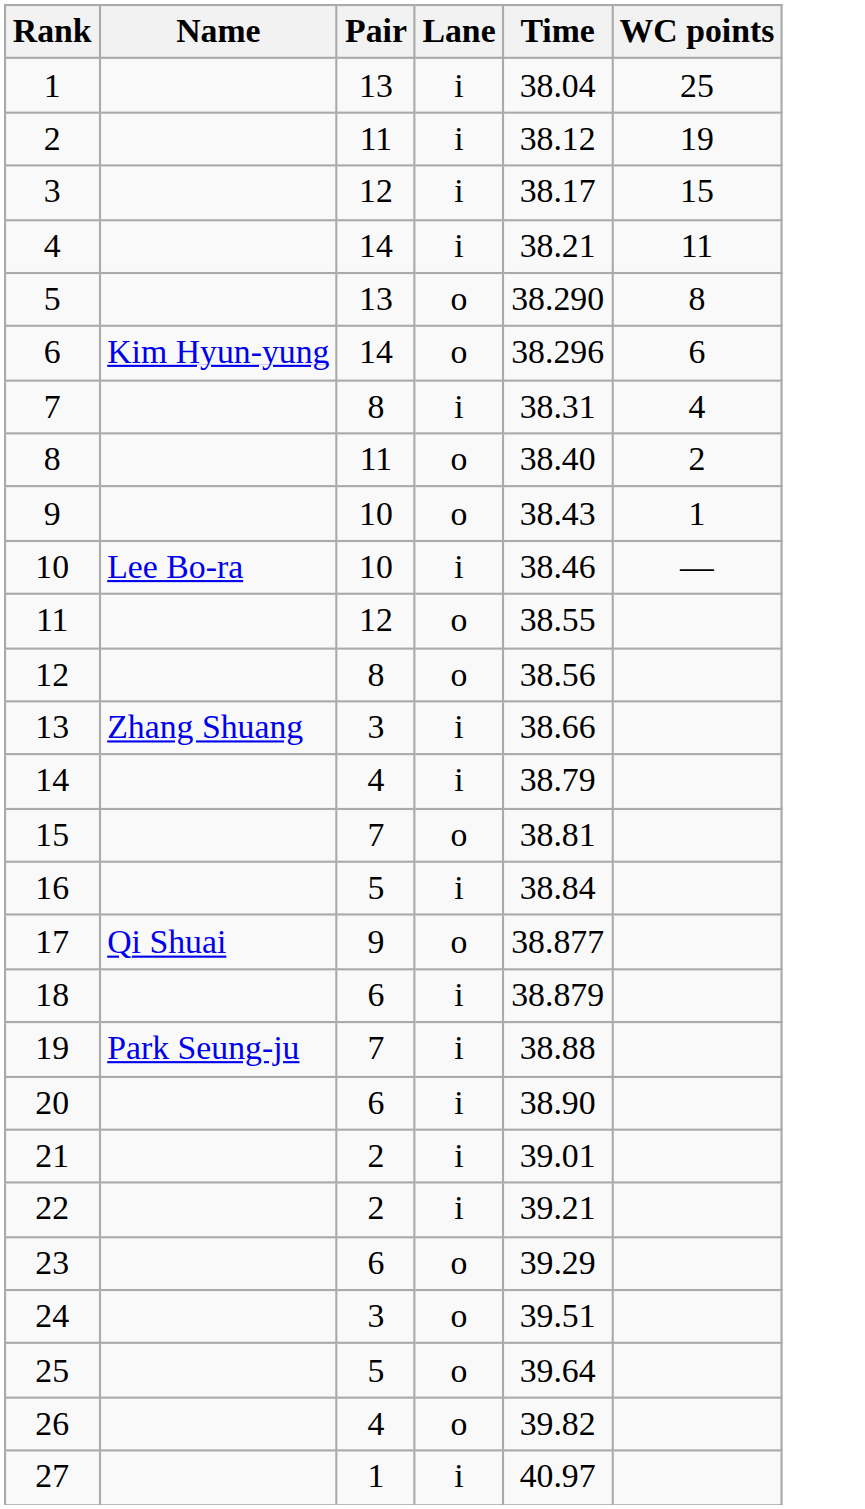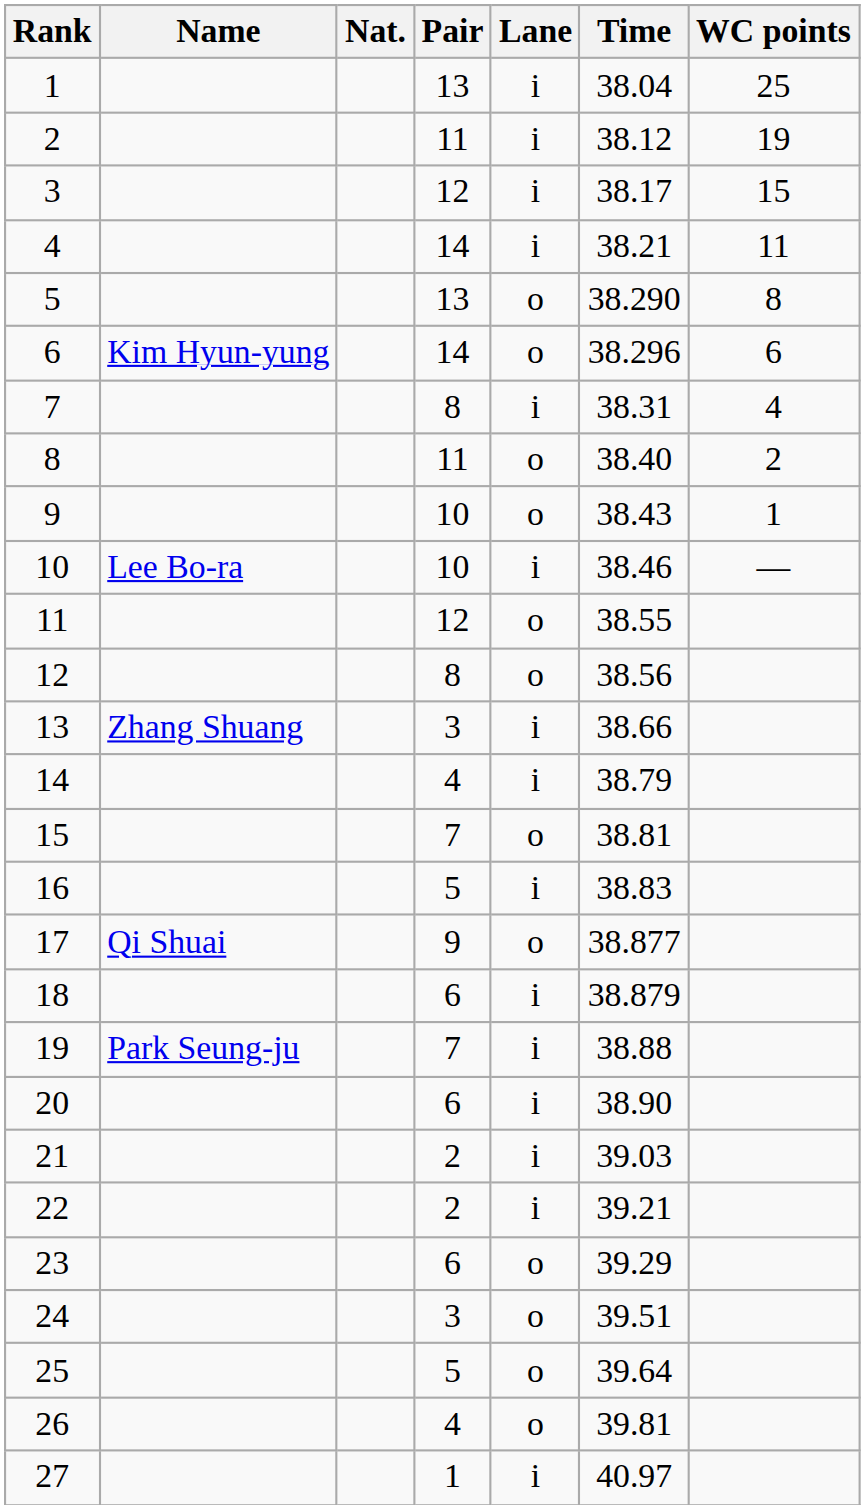+ column: (376, 31)
(558, 887) 38.84 -> (634, 887) 38.83
(558, 1155) 39.01 -> (634, 1155) 39.03
(558, 1423) 39.82 -> (634, 1423) 39.81
